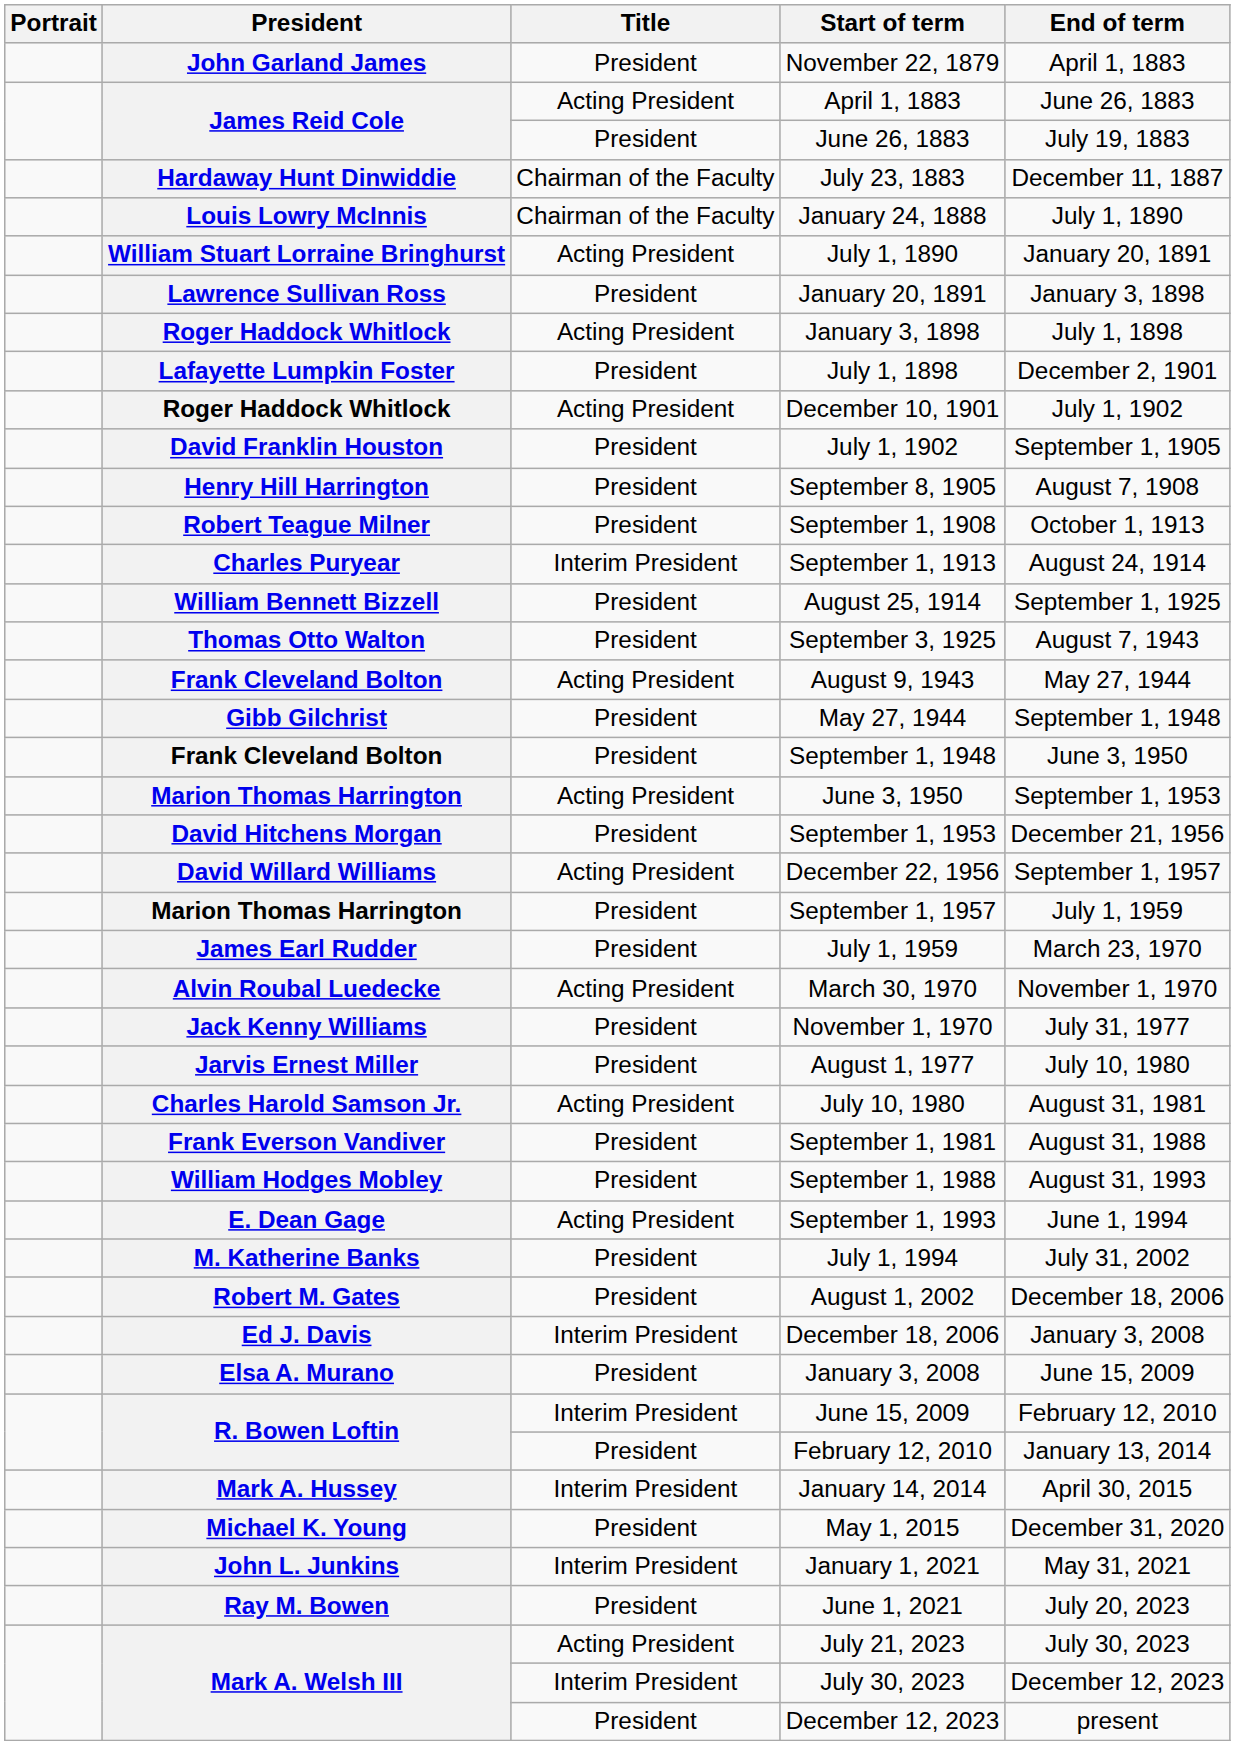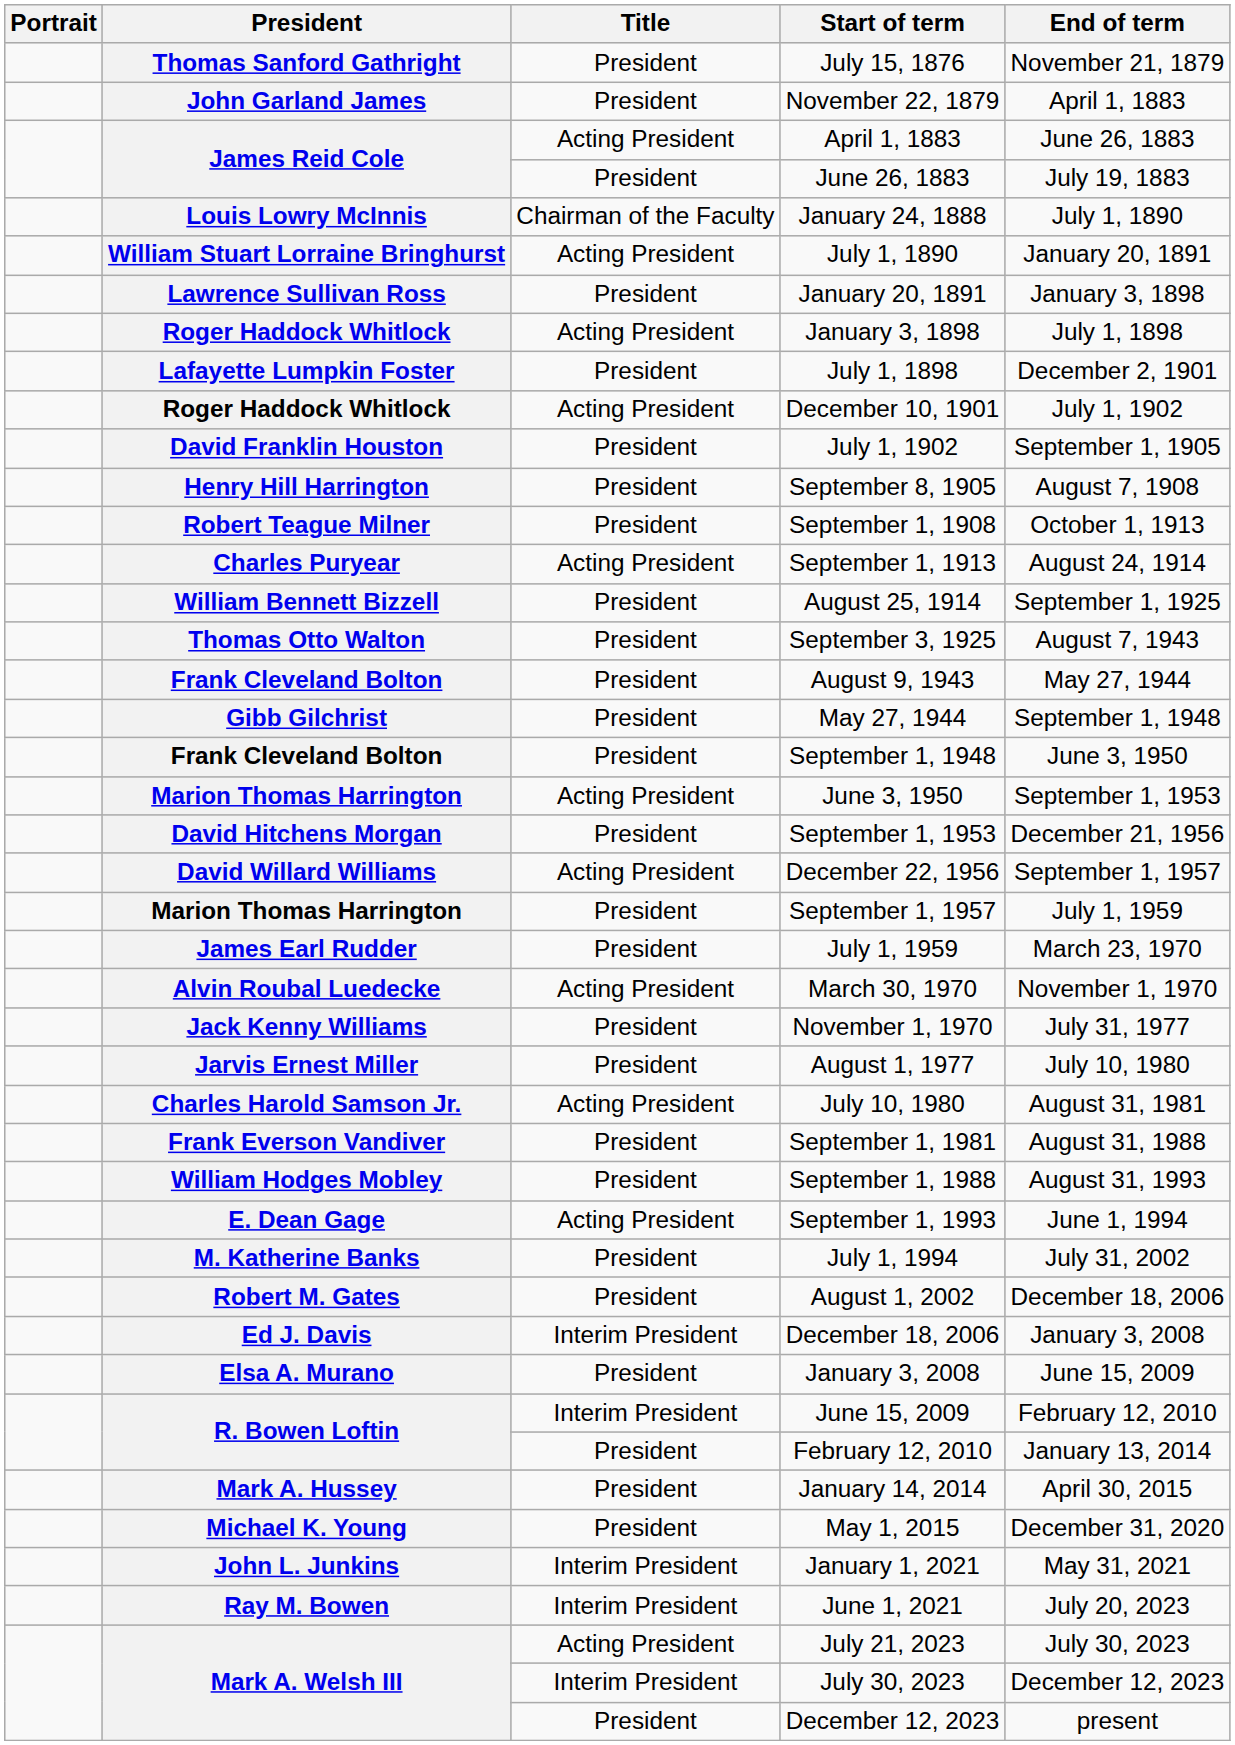+ row: (893, 62)
- row: (893, 178)
(645, 563) Interim President -> (645, 563) Acting President
(645, 679) Acting President -> (645, 679) President
(645, 1489) Interim President -> (645, 1489) President
(645, 1605) President -> (645, 1605) Interim President
